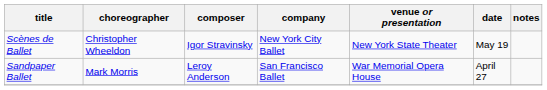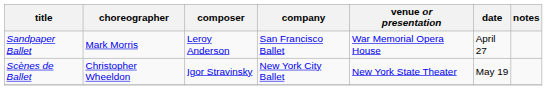rows swapped: (31, 71) <-> (30, 44)
